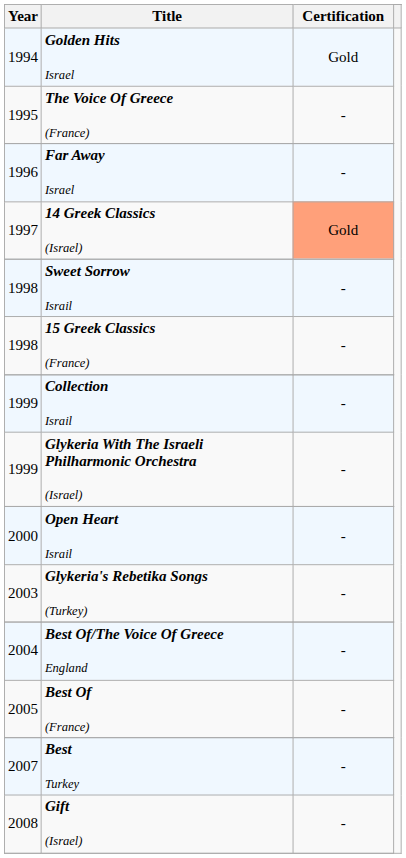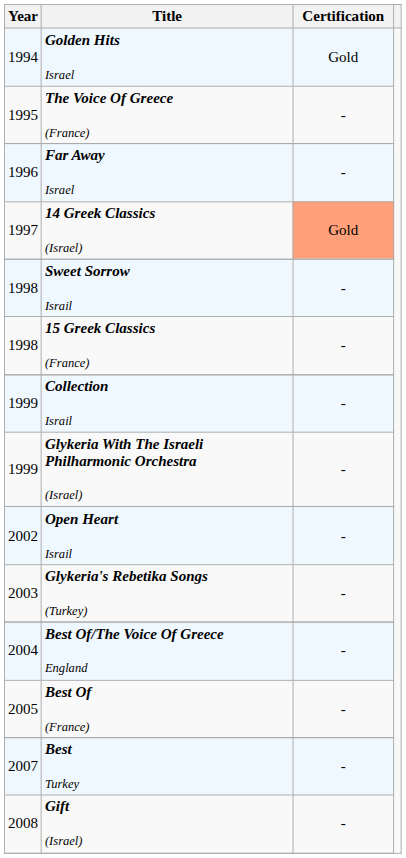(23, 535) 2000 -> (23, 535) 2002
